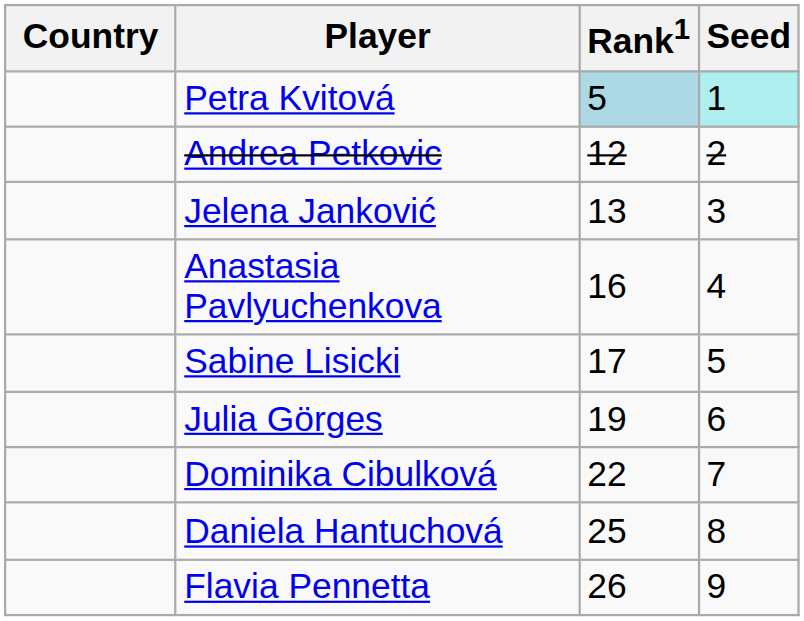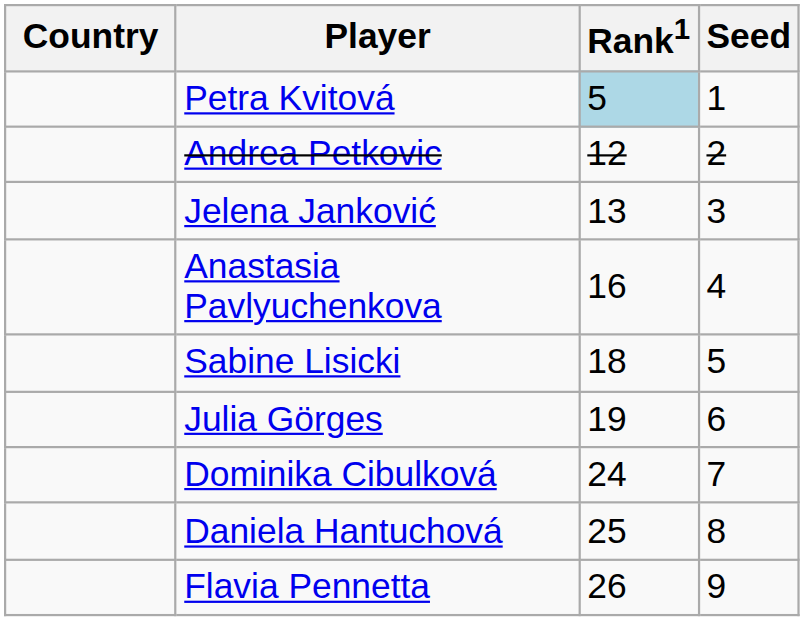(716, 98) paleturquoise background -> (716, 98) no background
(607, 362) 17 -> (607, 362) 18
(607, 474) 22 -> (607, 474) 24
